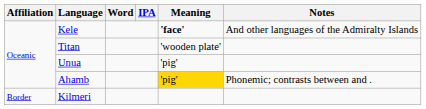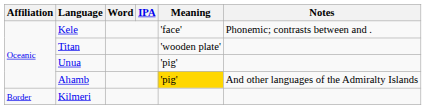(172, 29) bold -> (171, 29) normal
(322, 29) And other languages of the Admiralty Islands -> (299, 29) Phonemic; contrasts between and .
(299, 79) Phonemic; contrasts between and . -> (322, 79) And other languages of the Admiralty Islands
